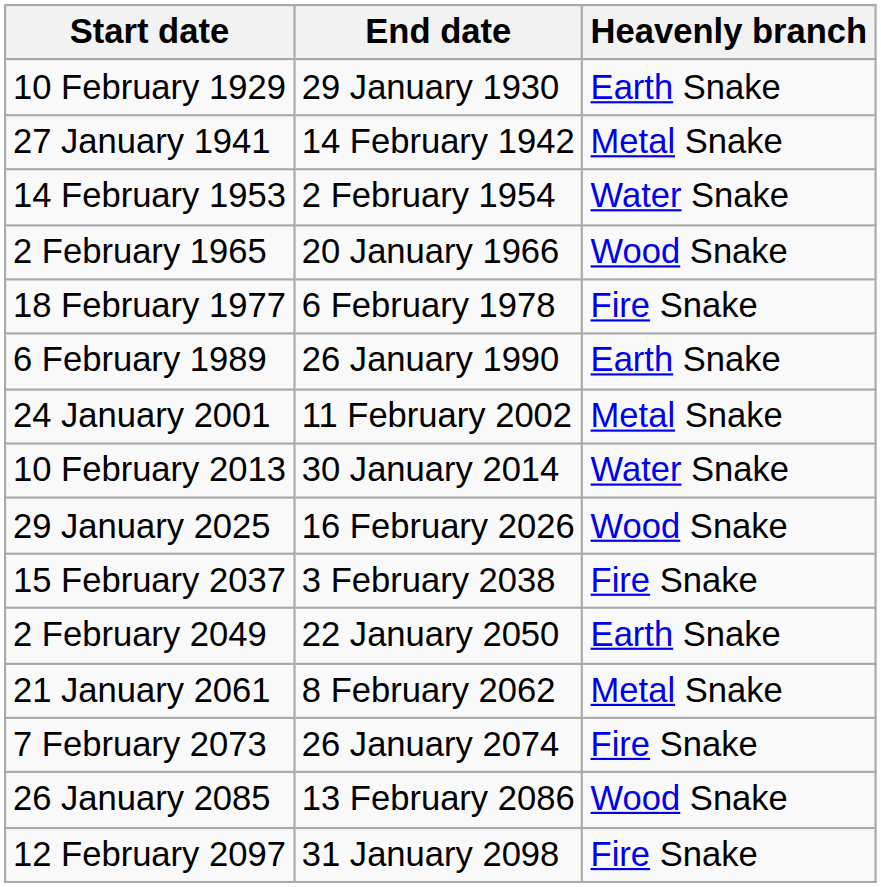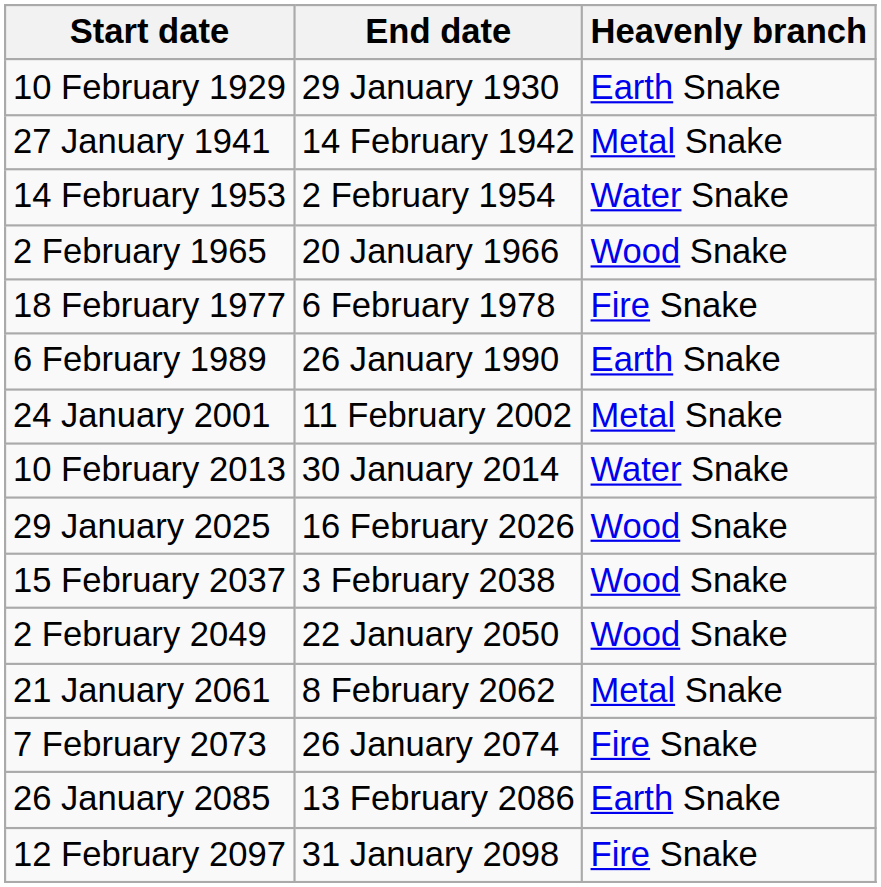(674, 580) Fire Snake -> (689, 580) Wood Snake
(686, 634) Earth Snake -> (689, 634) Wood Snake
(689, 799) Wood Snake -> (686, 799) Earth Snake
